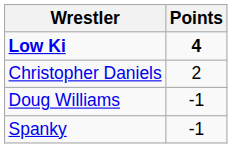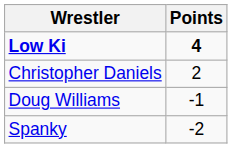(196, 128) -1 -> (196, 128) -2
